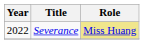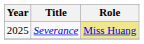(18, 30) 2022 -> (18, 30) 2025
